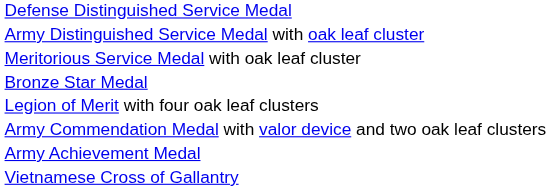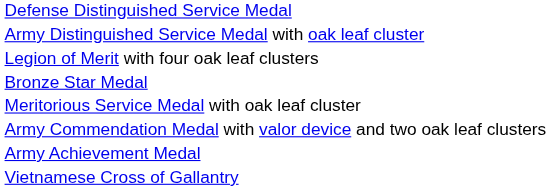rows swapped: (162, 105) <-> (183, 58)
